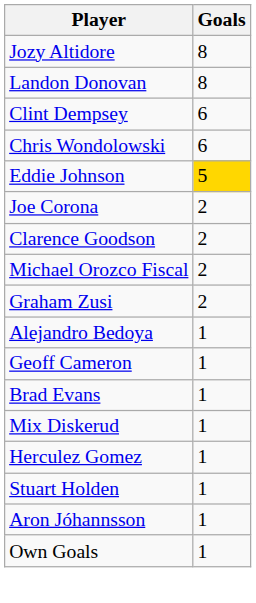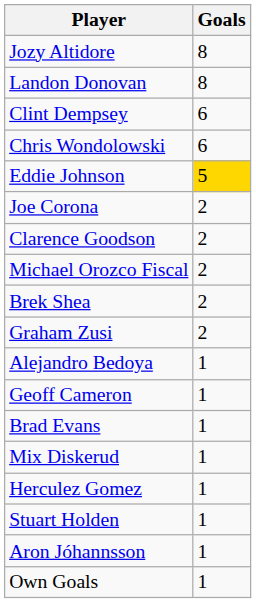+ row: (50, 301)
